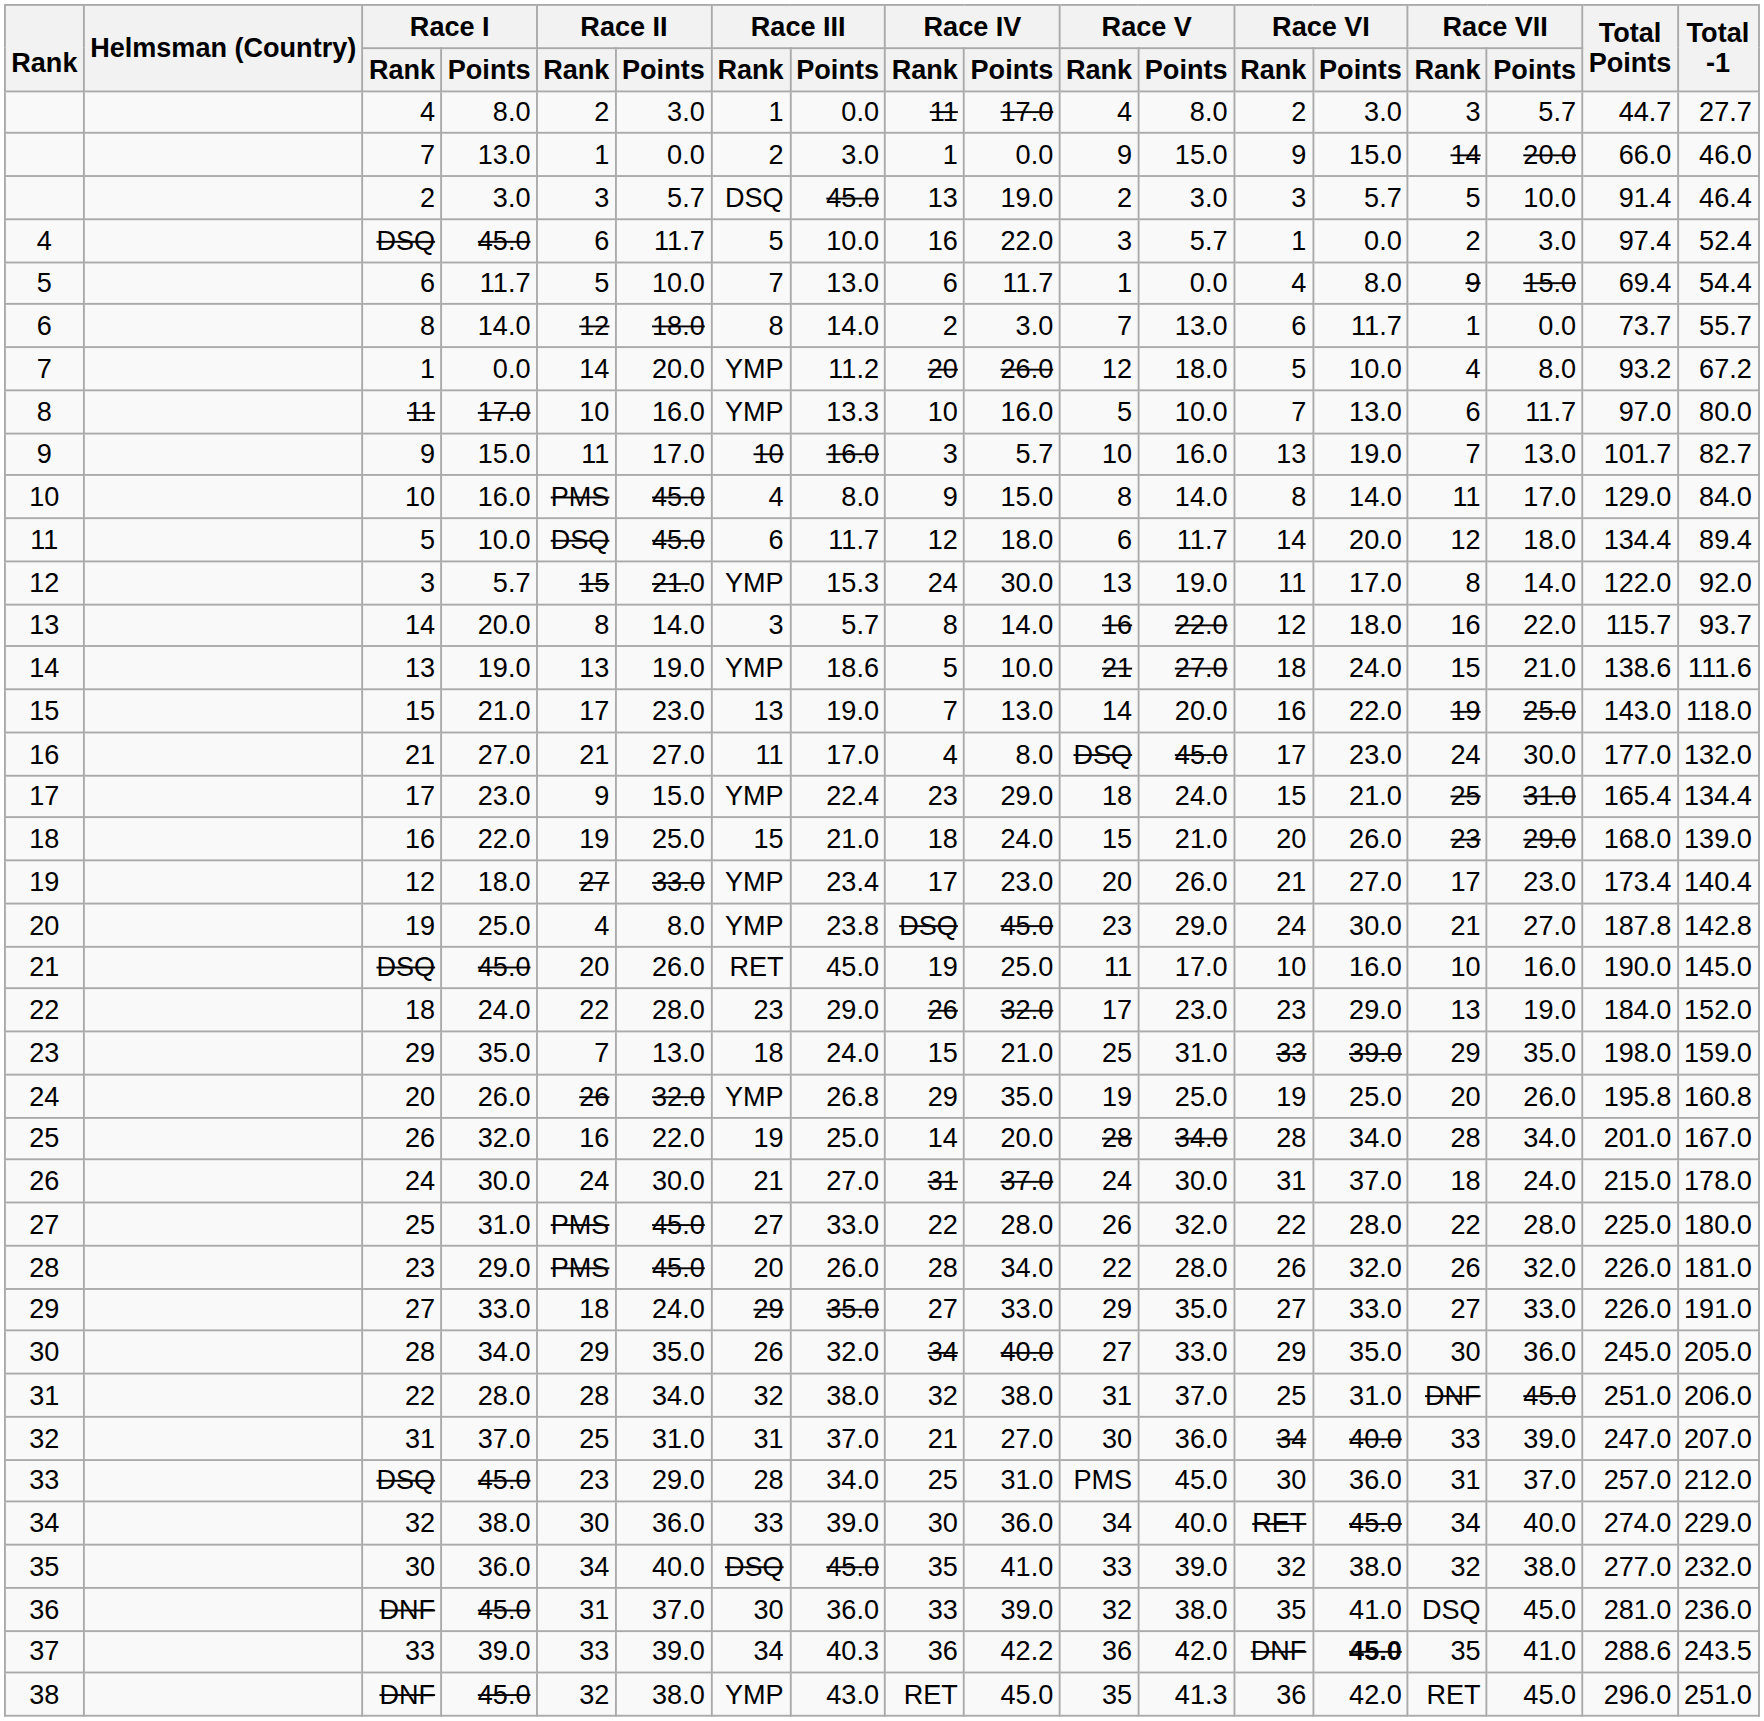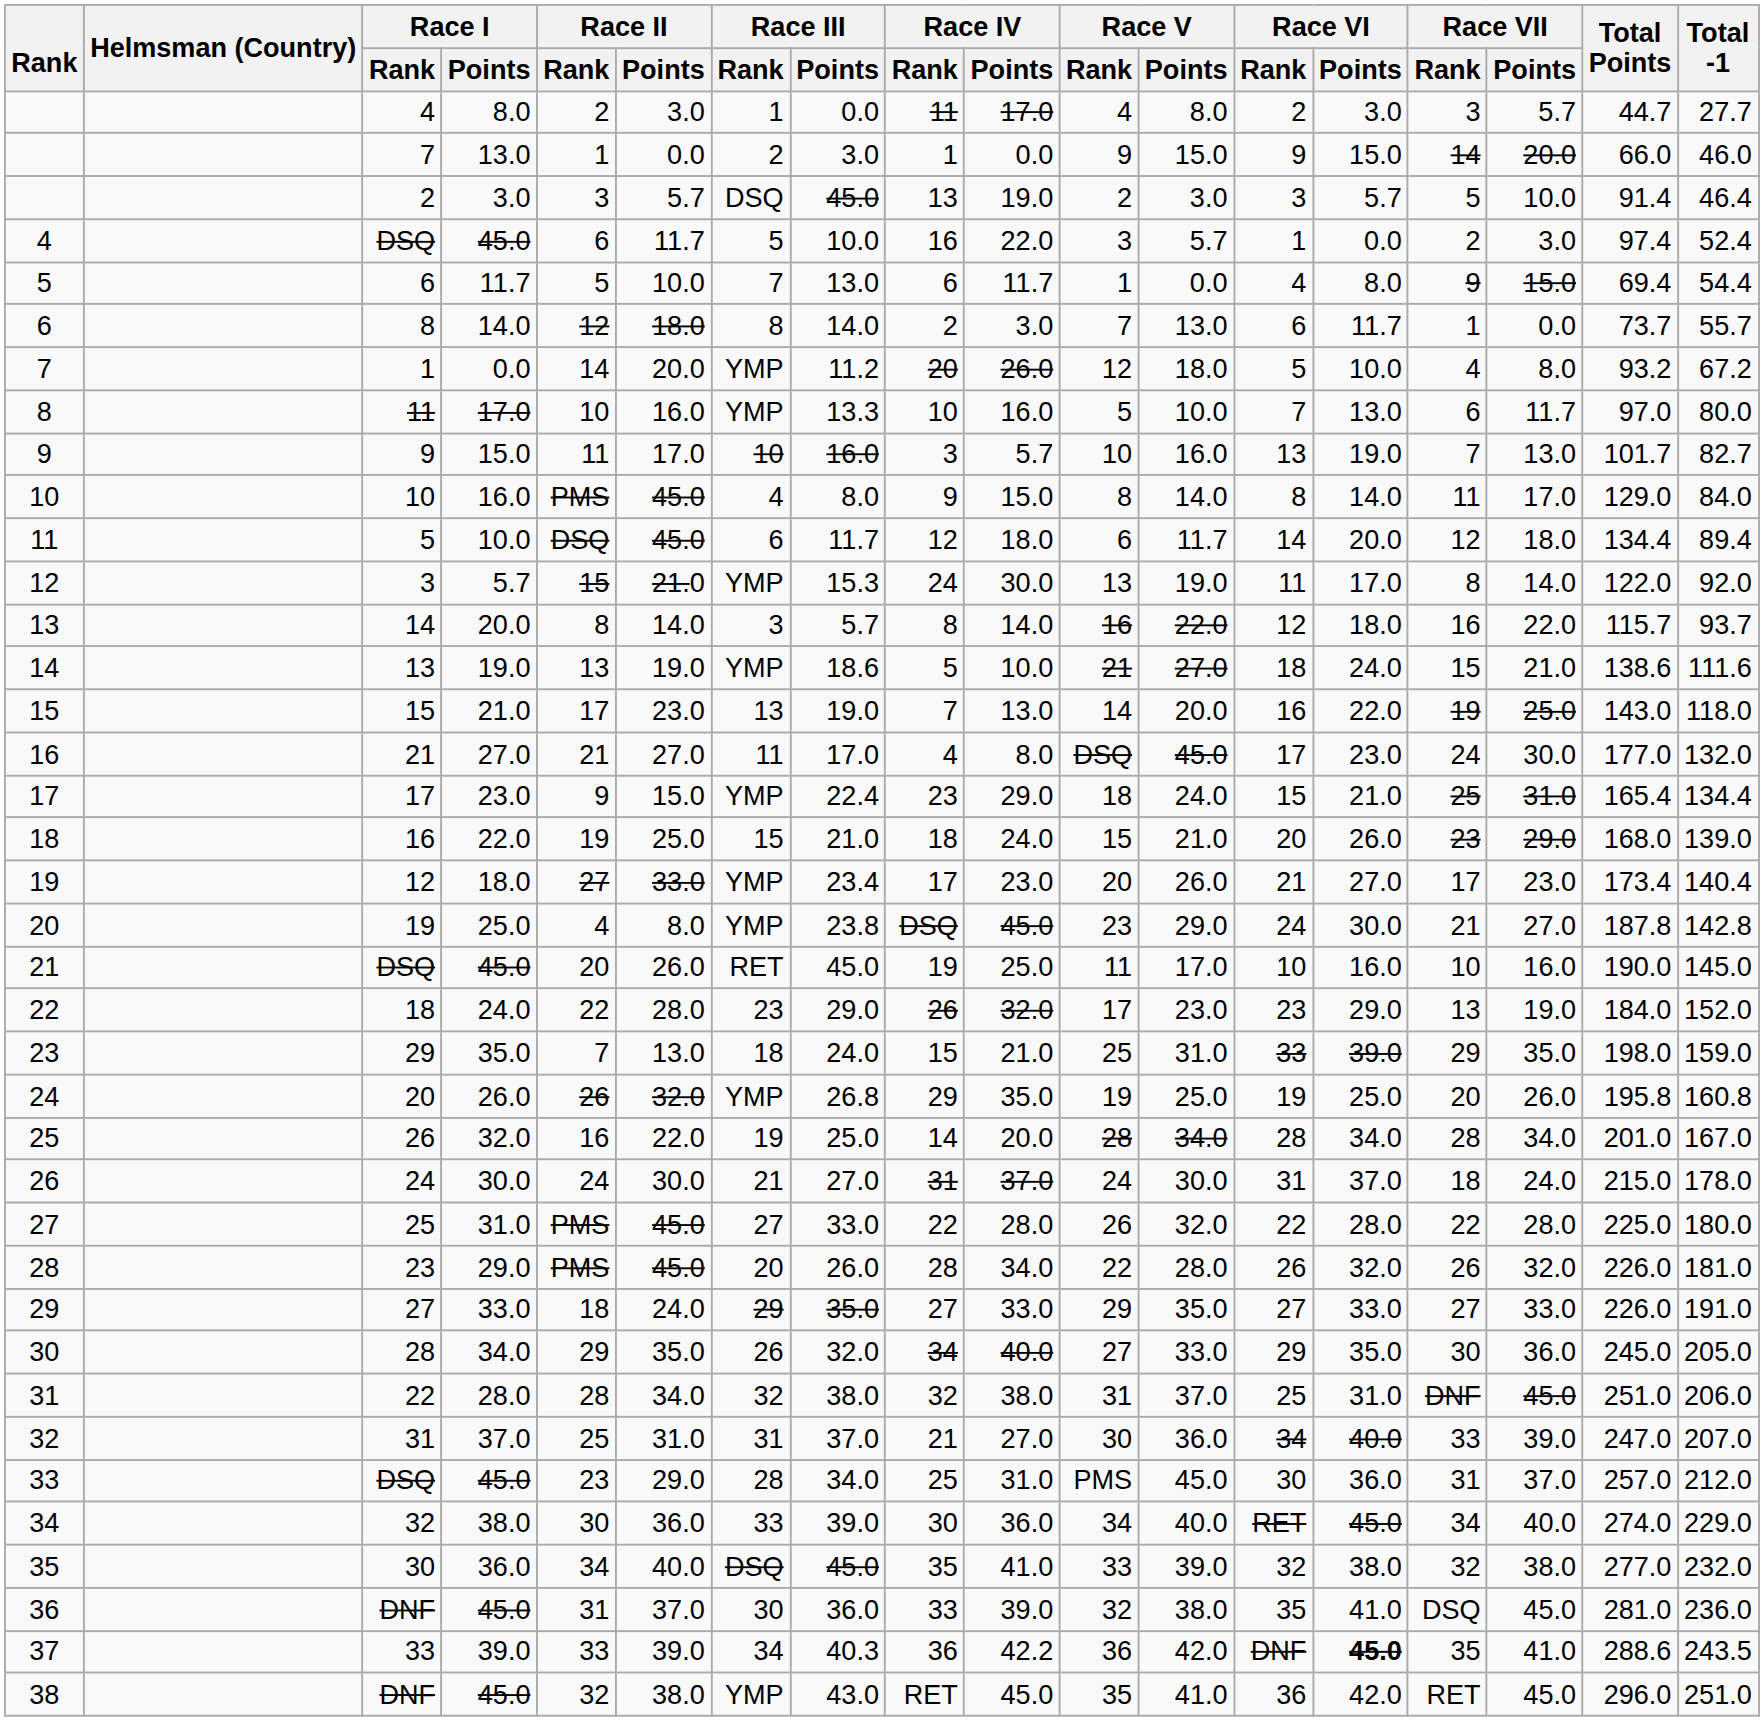(1201, 1695) 41.3 -> (1201, 1695) 41.0
